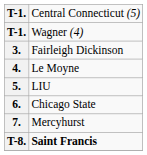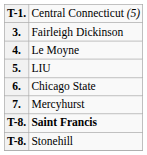- row: (57, 31)
+ row: (52, 141)
